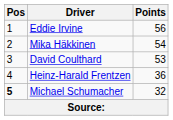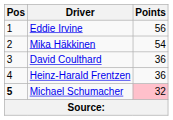(160, 60) 53 -> (160, 60) 36
(160, 92) no background -> (160, 92) pink background
